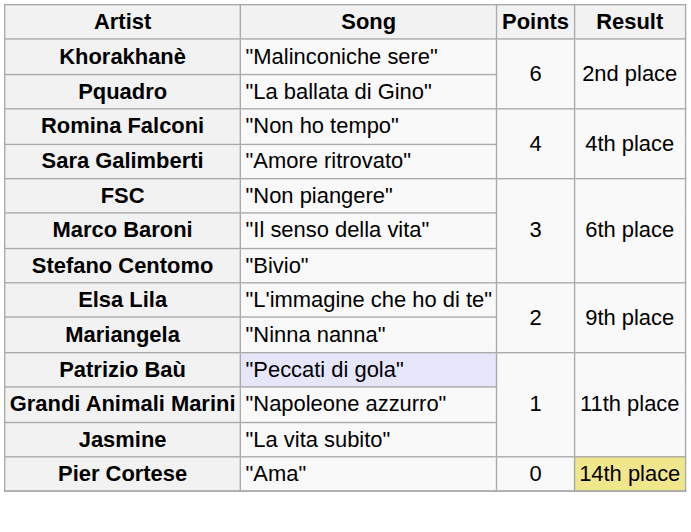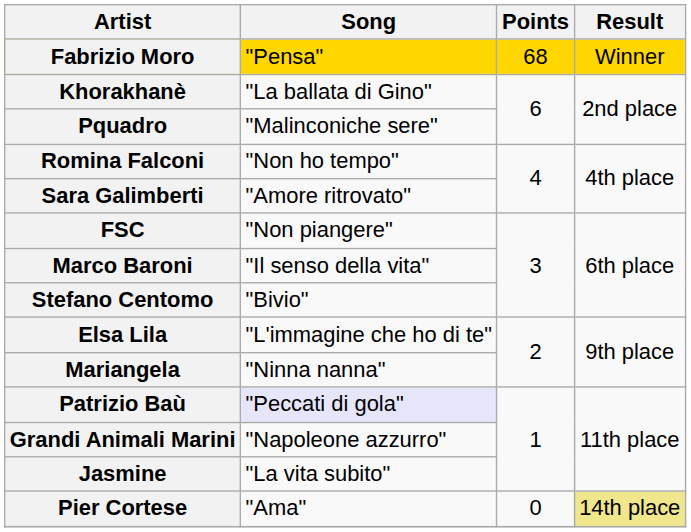+ row: (123, 56)
(342, 56) "Malinconiche sere" -> (339, 91) "La ballata di Gino"
(339, 91) "La ballata di Gino" -> (342, 126) "Malinconiche sere"
